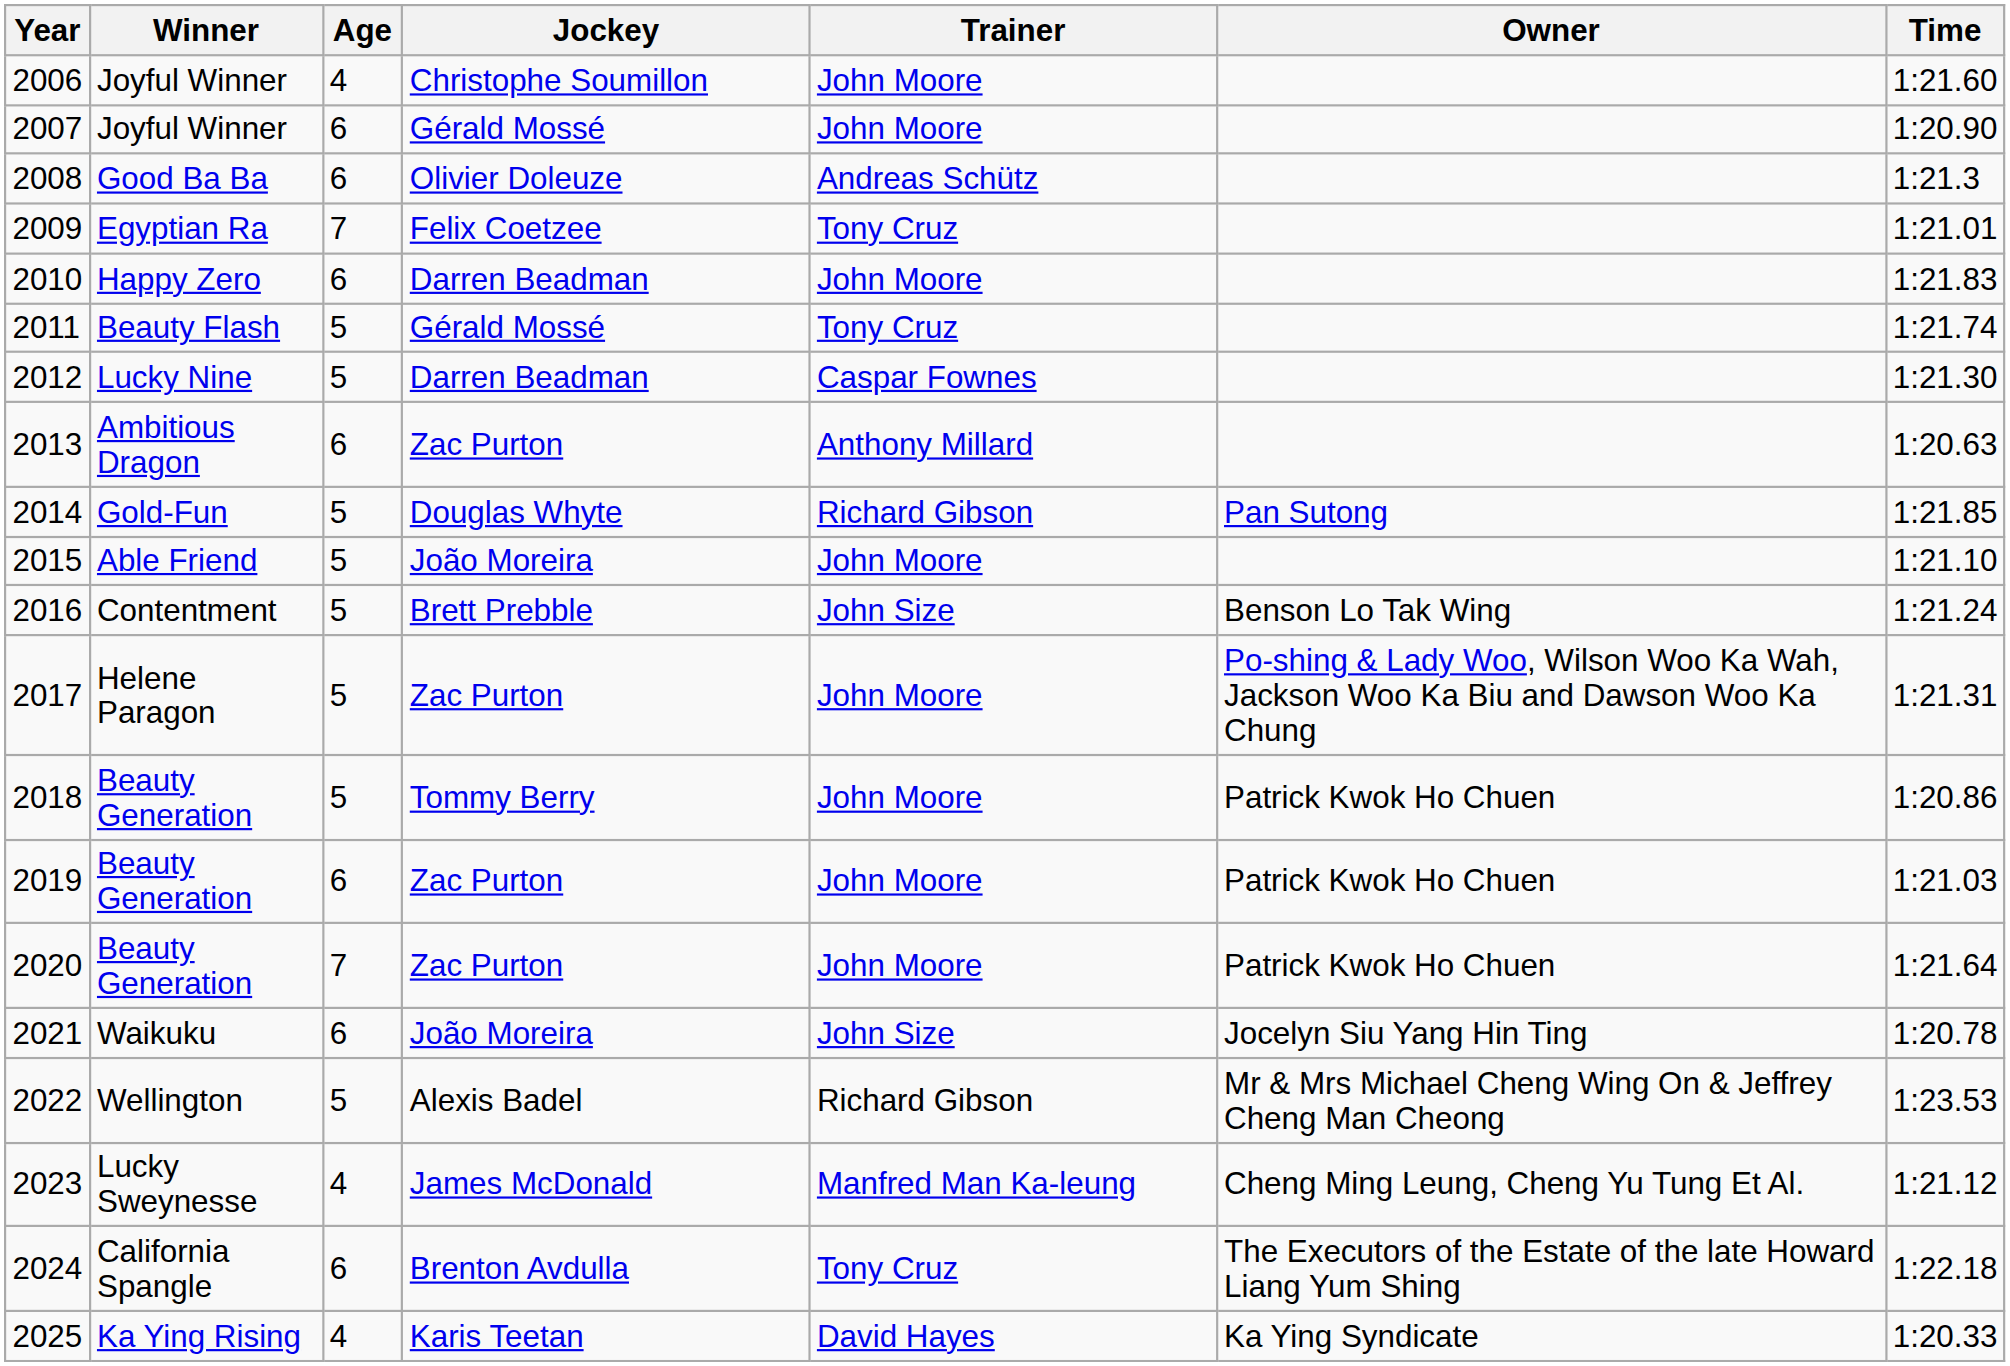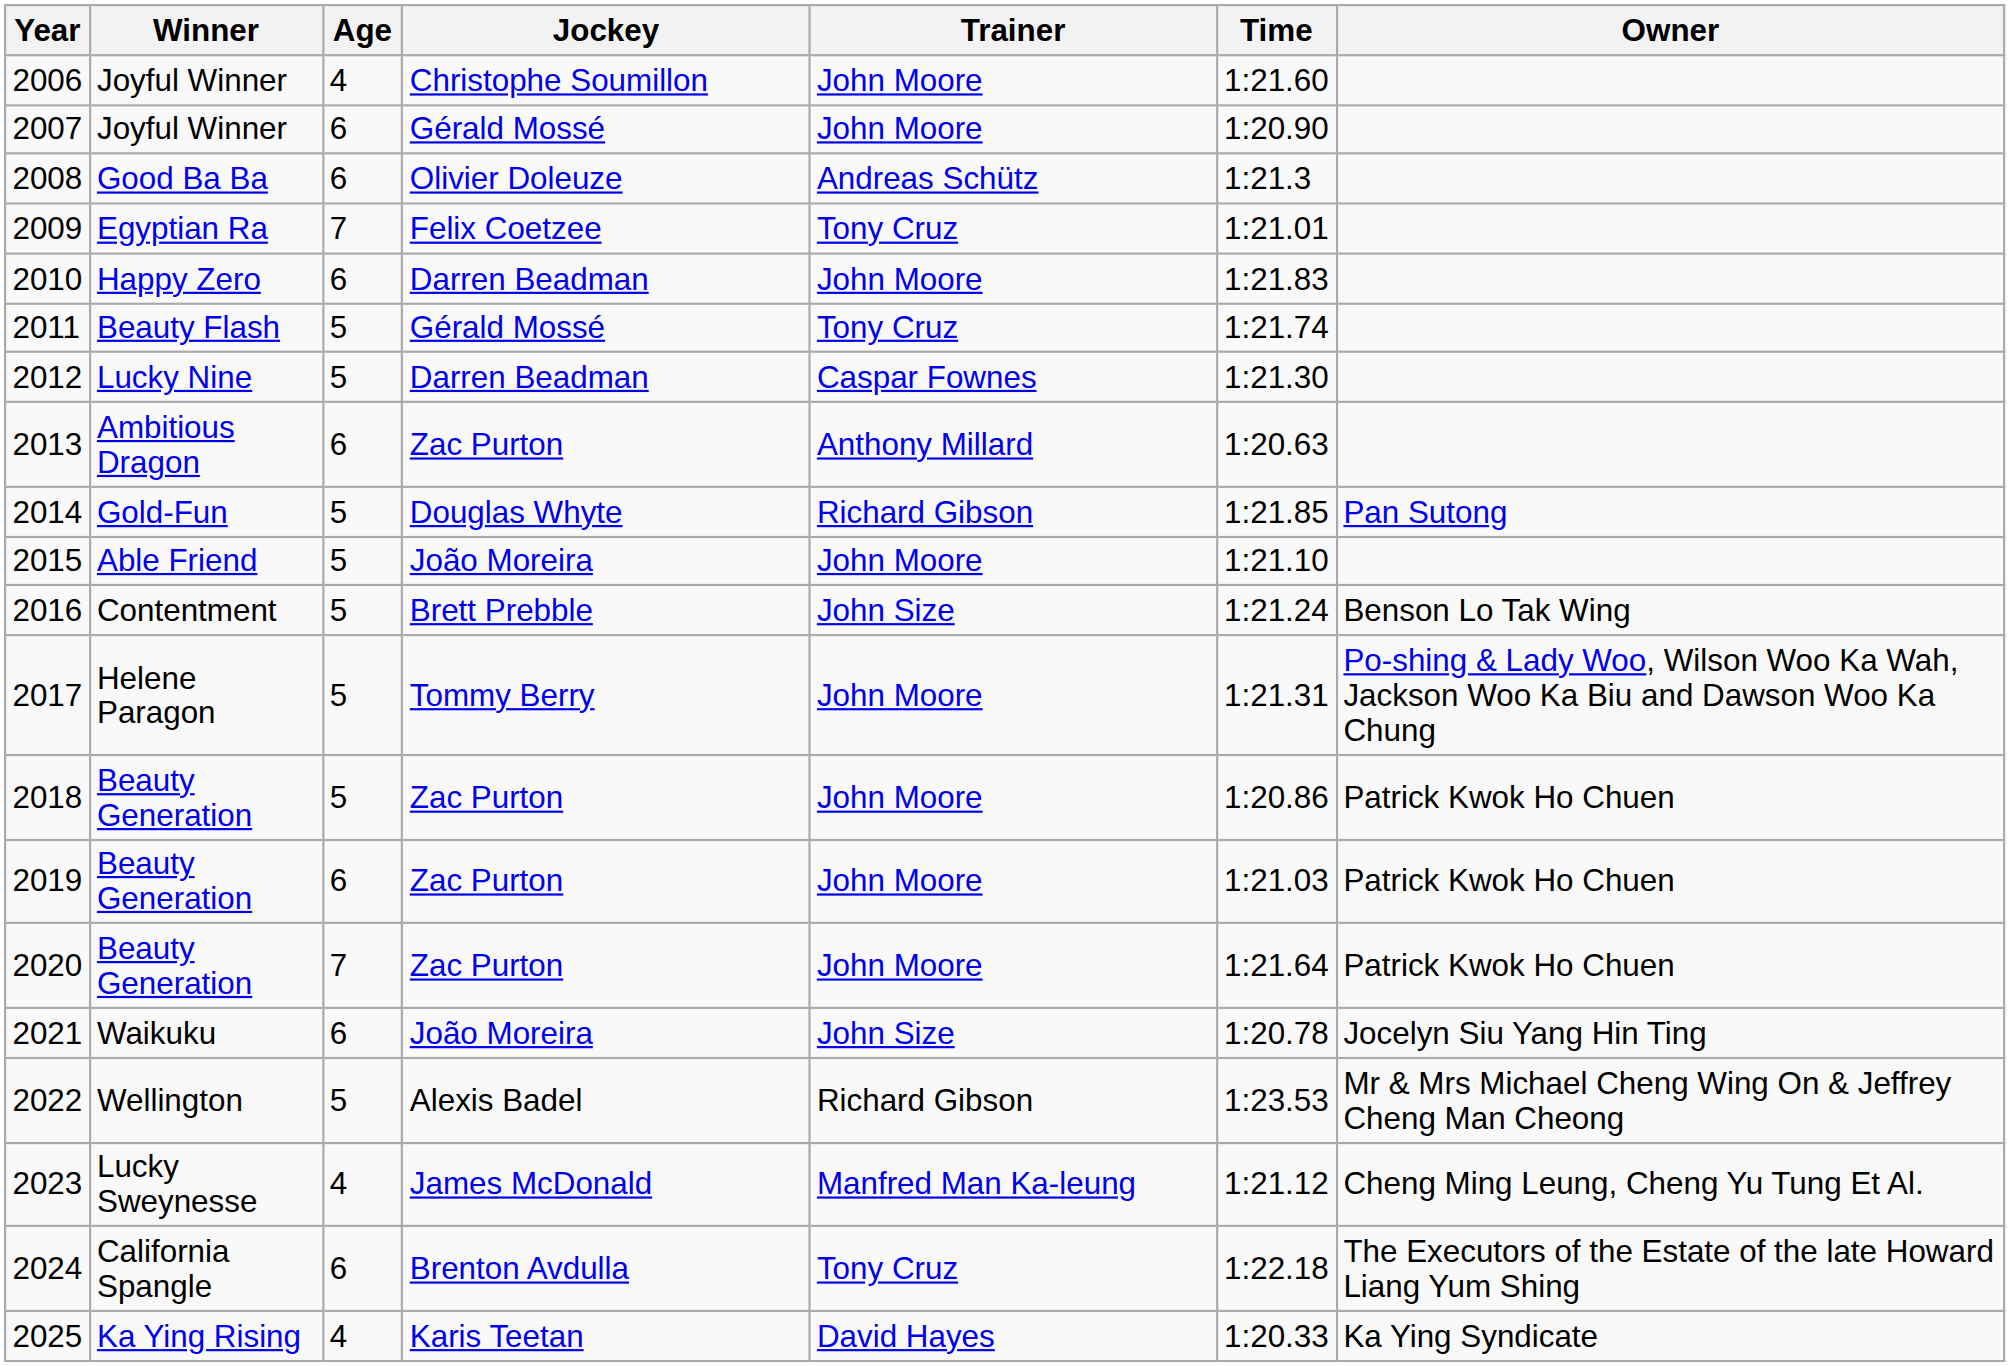columns swapped: (1551, 30) <-> (1945, 30)
(487, 695) Zac Purton -> (502, 695) Tommy Berry
(502, 797) Tommy Berry -> (487, 797) Zac Purton
